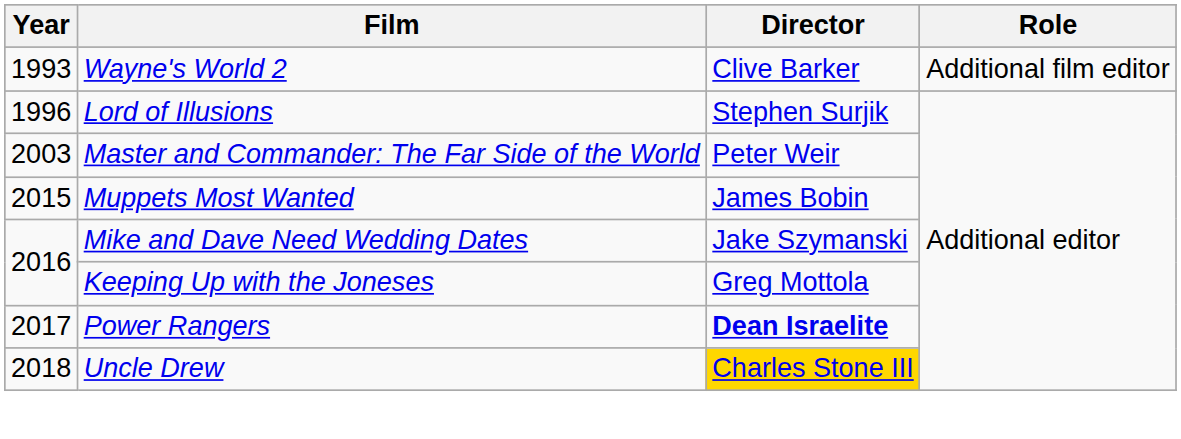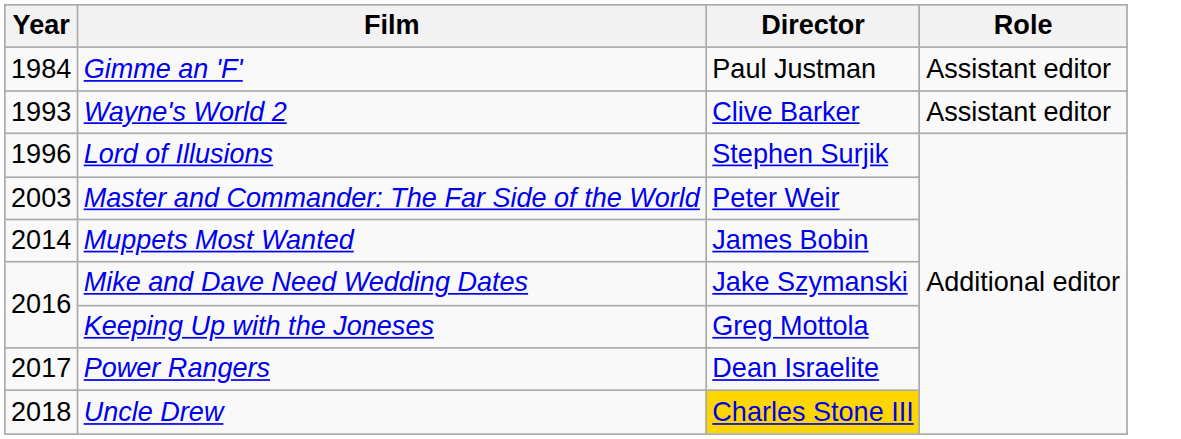+ row: (163, 68)
(1048, 68) Additional film editor -> (1019, 111) Assistant editor
(41, 197) 2015 -> (41, 240) 2014
(800, 326) bold -> (796, 369) normal
